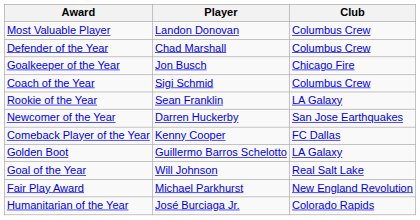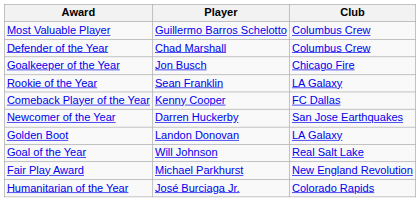(197, 30) Landon Donovan -> (221, 30) Guillermo Barros Schelotto
- row: (51, 83)
rows swapped: (61, 118) <-> (78, 135)
(221, 153) Guillermo Barros Schelotto -> (197, 135) Landon Donovan
